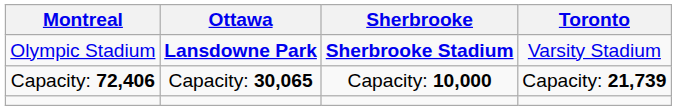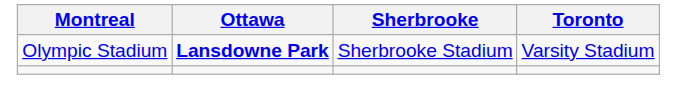(420, 50) bold -> (425, 50) normal
- row: (83, 80)
